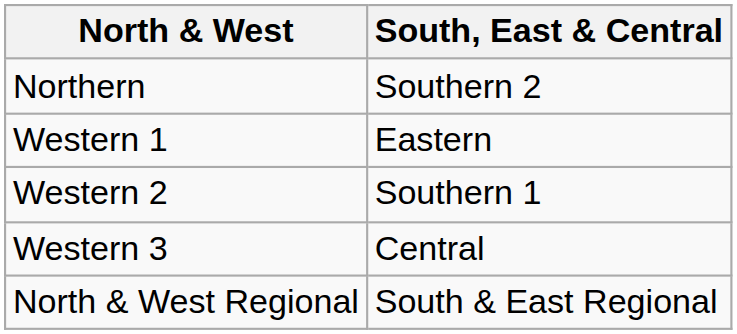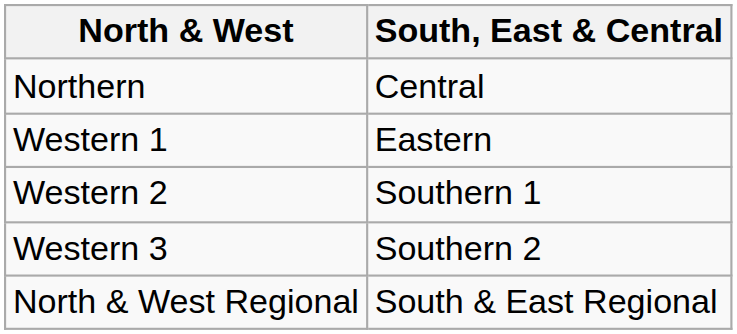(458, 85) Southern 2 -> (430, 85) Central
(430, 247) Central -> (458, 247) Southern 2
